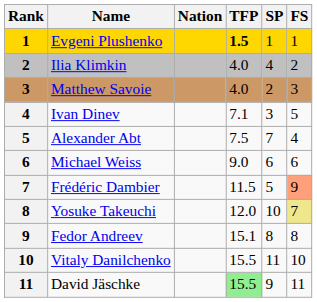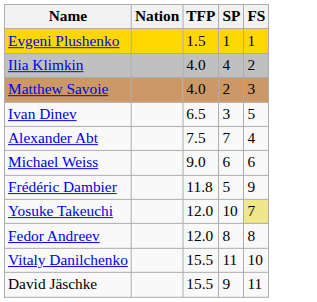- column: (26, 16)
(239, 41) bold -> (196, 41) normal
(239, 114) 7.1 -> (196, 114) 6.5
(242, 187) 11.5 -> (200, 187) 11.8
(294, 187) lightsalmon background -> (251, 187) no background
(243, 235) 15.1 -> (200, 235) 12.0
(243, 284) lightgreen background -> (200, 284) no background
